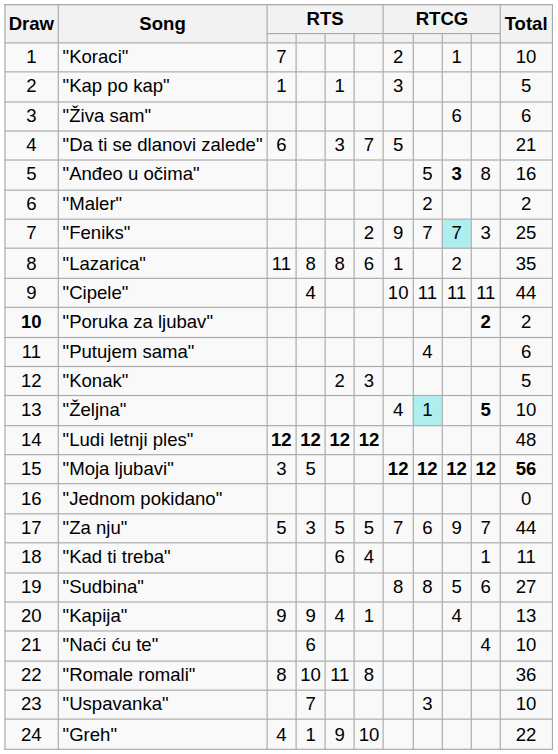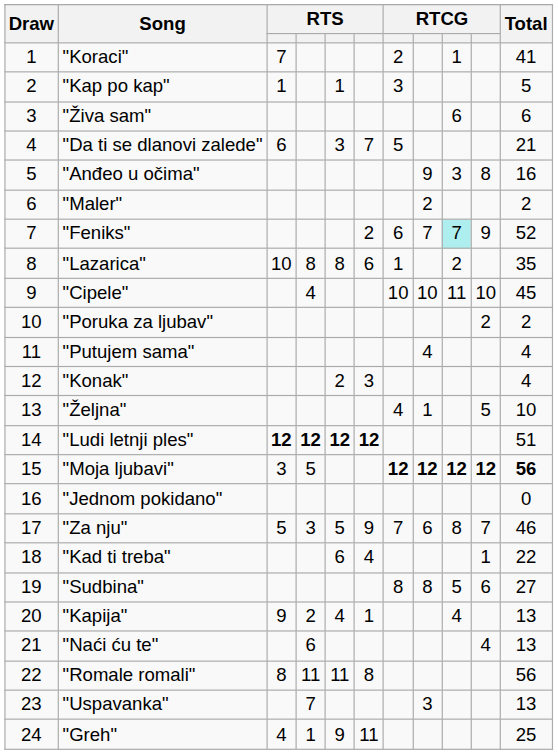(526, 57) 10 -> (526, 57) 41
(427, 174) 5 -> (427, 174) 9
(457, 174) bold -> (457, 174) normal
(398, 233) 9 -> (398, 233) 6
(486, 233) 3 -> (486, 233) 9
(526, 233) 25 -> (526, 233) 52
(281, 263) 11 -> (281, 263) 10
(427, 292) 11 -> (427, 292) 10
(486, 292) 11 -> (486, 292) 10
(526, 292) 44 -> (526, 292) 45
(31, 322) bold -> (31, 322) normal
(486, 322) bold -> (486, 322) normal
(526, 351) 6 -> (526, 351) 4
(526, 380) 5 -> (526, 380) 4
(427, 410) paleturquoise background -> (427, 410) no background
(486, 410) bold -> (486, 410) normal
(526, 439) 48 -> (526, 439) 51
(369, 528) 5 -> (369, 528) 9
(457, 528) 9 -> (457, 528) 8
(526, 528) 44 -> (526, 528) 46
(526, 557) 11 -> (526, 557) 22
(311, 616) 9 -> (311, 616) 2
(526, 645) 10 -> (526, 645) 13
(311, 675) 10 -> (311, 675) 11
(526, 675) 36 -> (526, 675) 56
(526, 704) 10 -> (526, 704) 13
(369, 734) 10 -> (369, 734) 11
(526, 734) 22 -> (526, 734) 25
